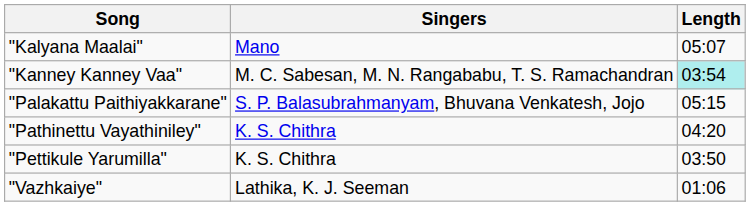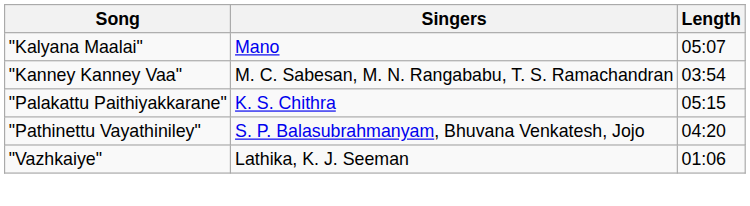(704, 75) paleturquoise background -> (704, 75) no background
(440, 103) S. P. Balasubrahmanyam, Bhuvana Venkatesh, Jojo -> (285, 103) K. S. Chithra
(285, 131) K. S. Chithra -> (440, 131) S. P. Balasubrahmanyam, Bhuvana Venkatesh, Jojo
- row: (88, 160)
